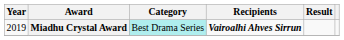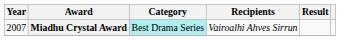(16, 27) 2019 -> (16, 27) 2007
(255, 27) bold -> (253, 27) normal
